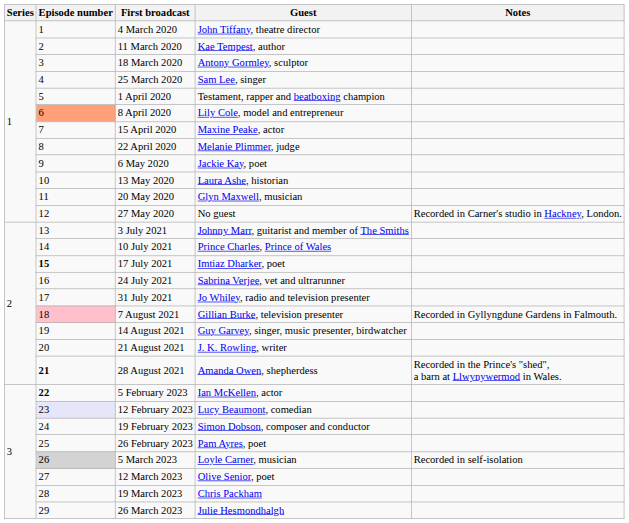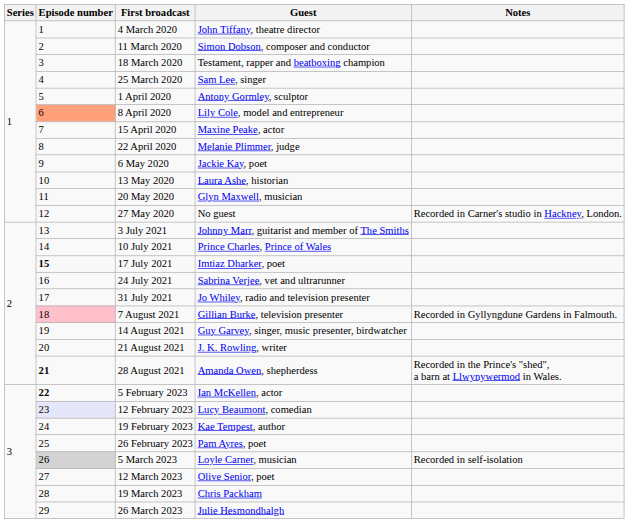(241, 46) Kae Tempest, author -> (284, 46) Simon Dobson, composer and conductor
(253, 63) Antony Gormley, sculptor -> (291, 63) Testament, rapper and beatboxing champion
(291, 96) Testament, rapper and beatboxing champion -> (253, 96) Antony Gormley, sculptor
(284, 426) Simon Dobson, composer and conductor -> (241, 426) Kae Tempest, author
